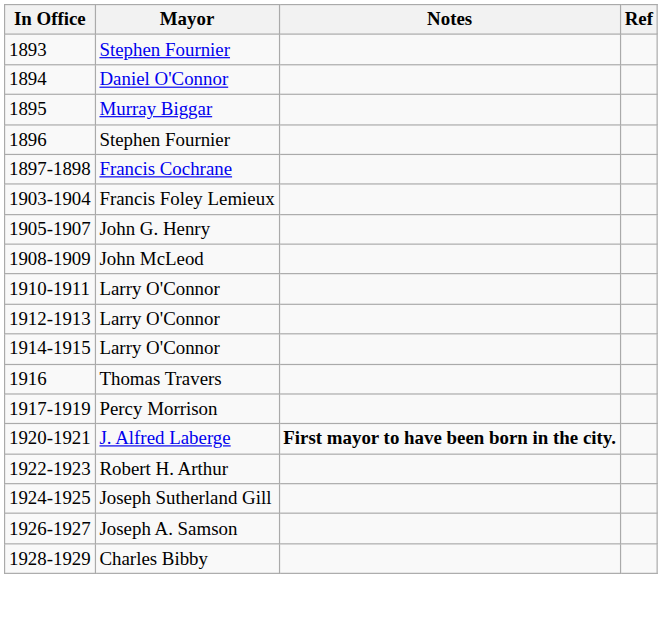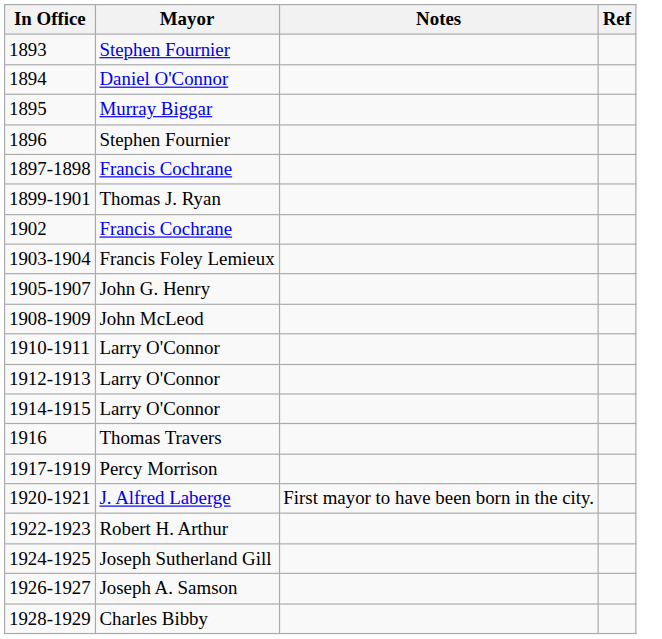+ row: (50, 199)
+ row: (28, 229)
(450, 438) bold -> (439, 498) normal
